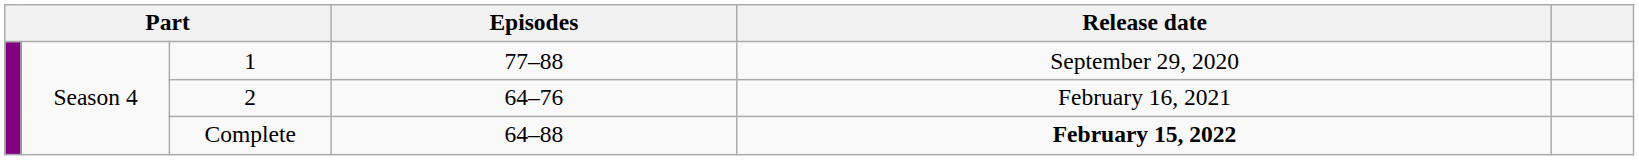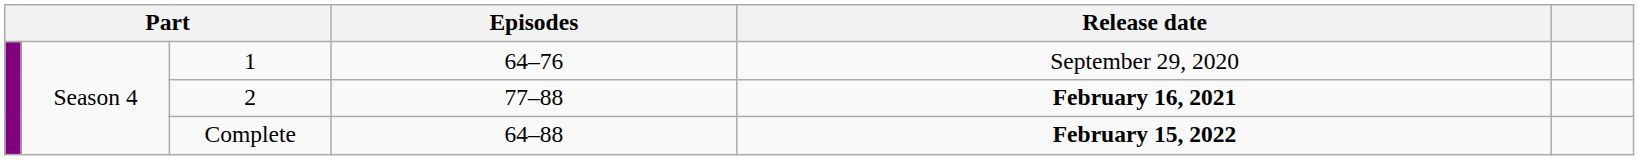(534, 60) 77–88 -> (534, 60) 64–76
(534, 97) 64–76 -> (534, 97) 77–88
(1145, 97) normal -> (1145, 97) bold
